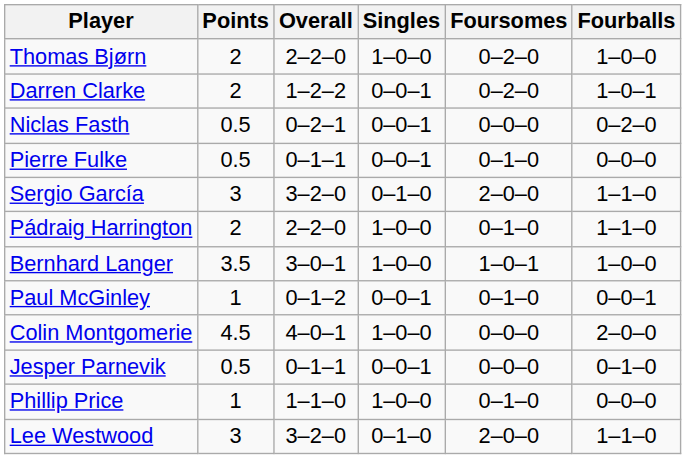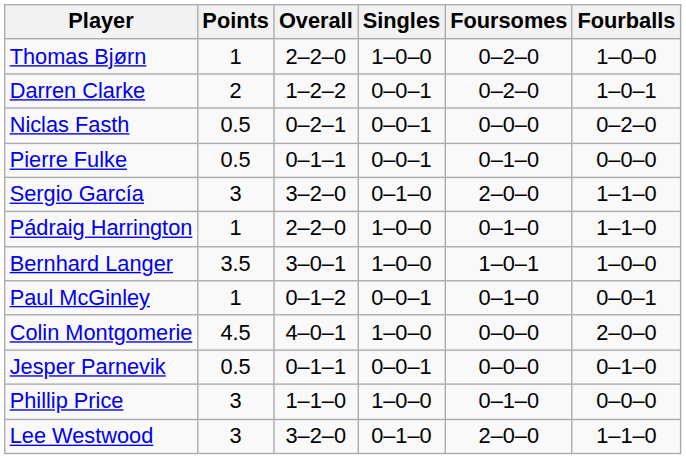(236, 56) 2 -> (236, 56) 1
(236, 228) 2 -> (236, 228) 1
(236, 401) 1 -> (236, 401) 3
